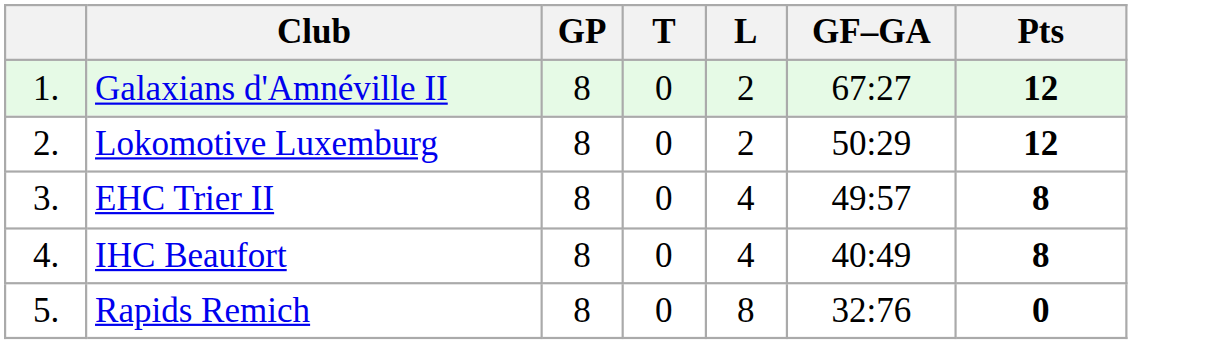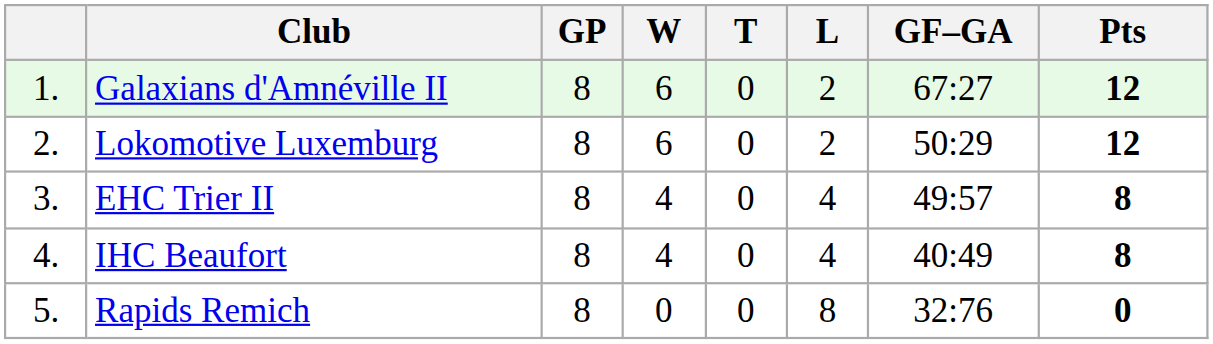+ column: (664, 32)
